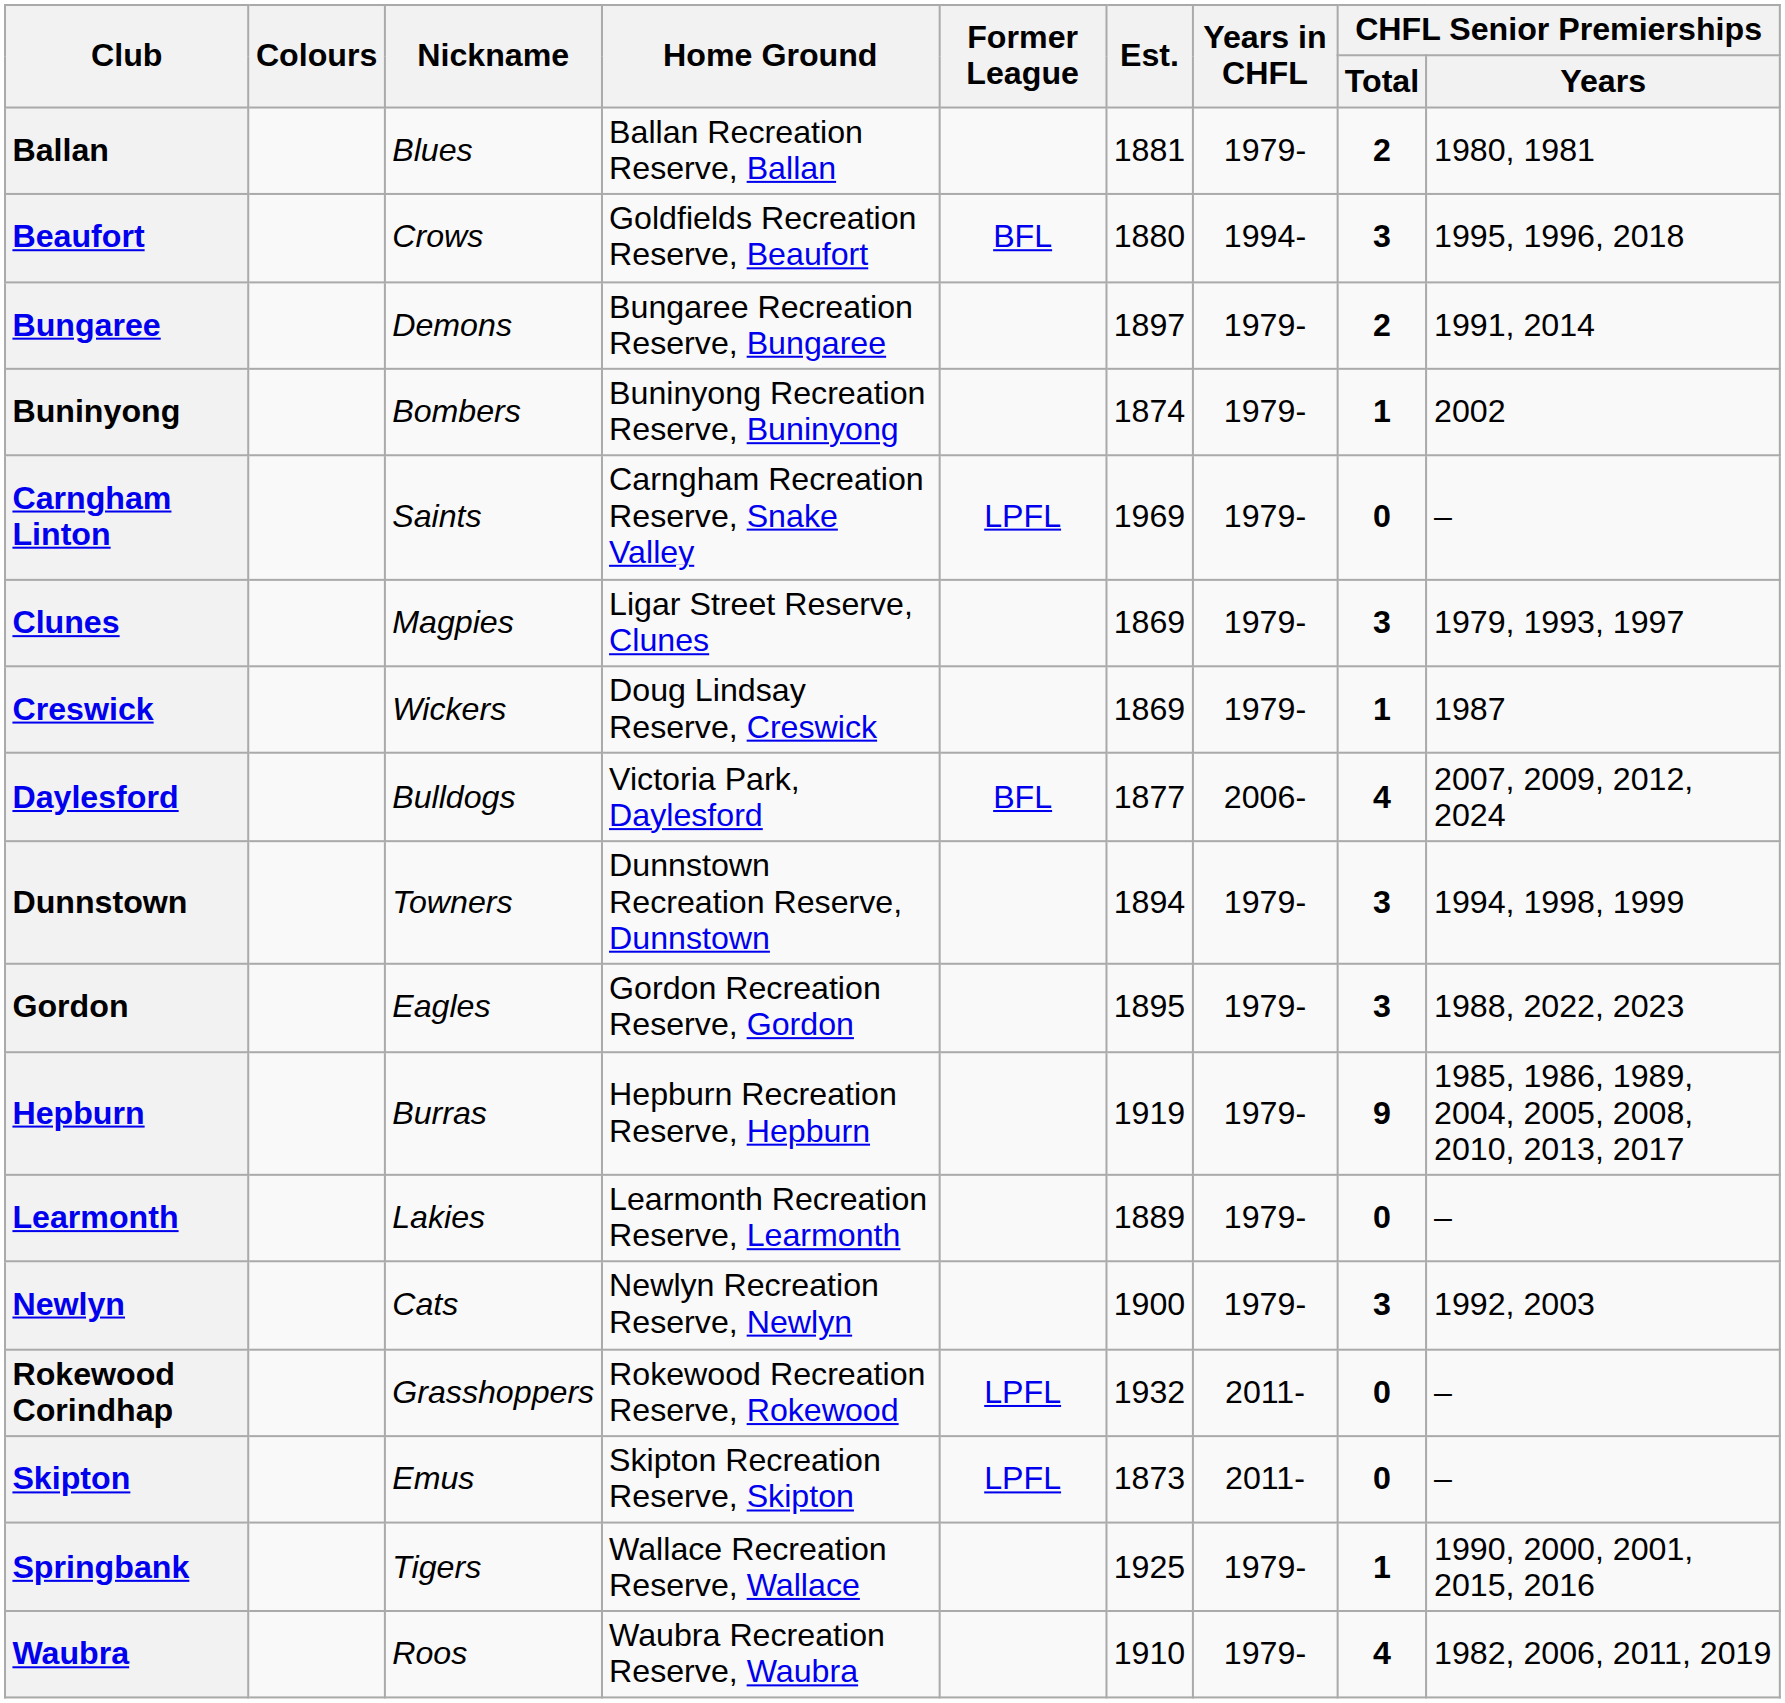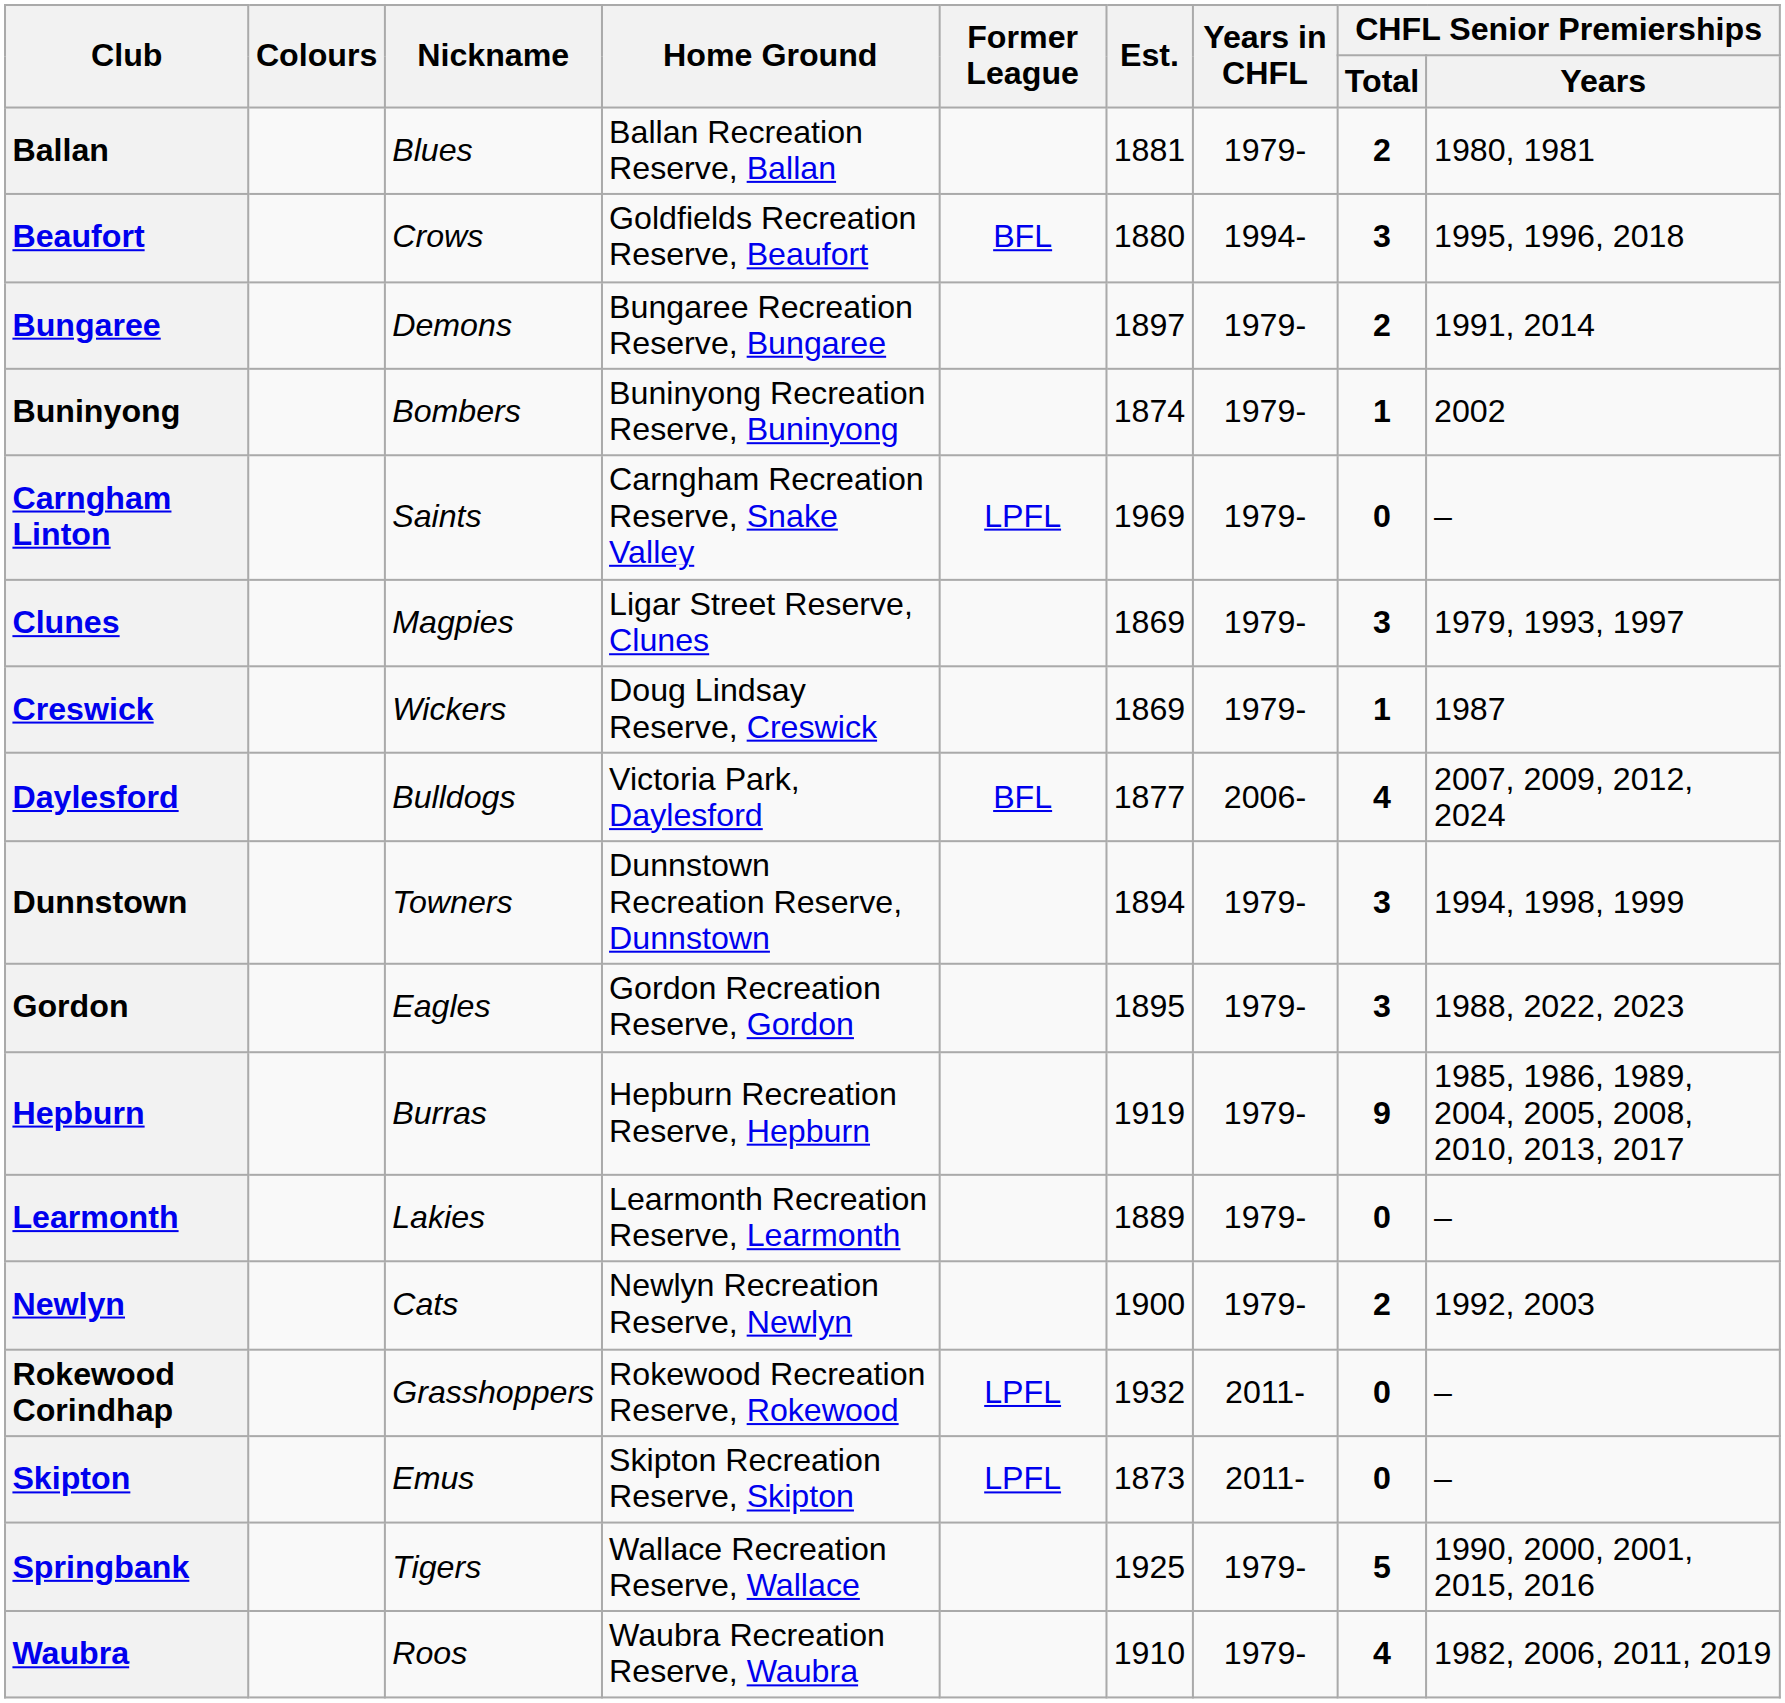(1382, 1304) 3 -> (1382, 1304) 2
(1382, 1566) 1 -> (1382, 1566) 5
